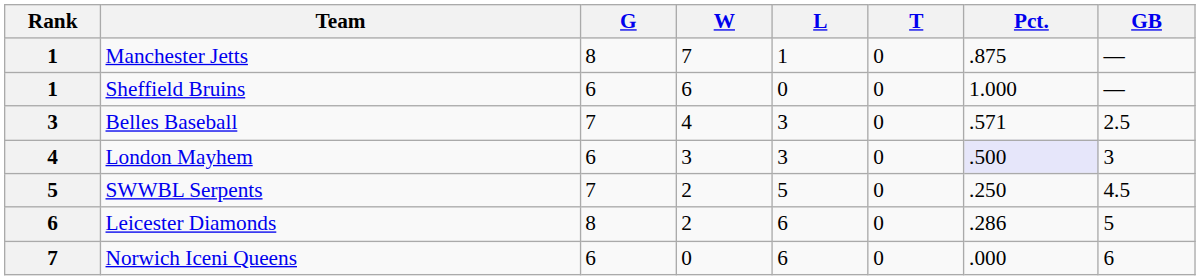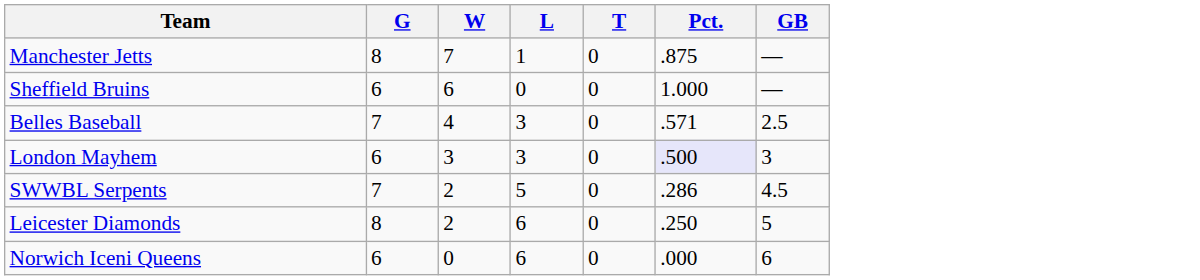- column: (53, 21)
(988, 190) .250 -> (679, 190) .286
(988, 223) .286 -> (679, 223) .250
